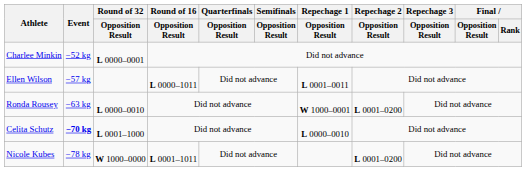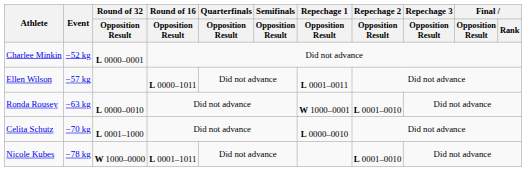(378, 110) L 0001–0200 -> (378, 110) L 0001–0010
(78, 129) bold -> (78, 129) normal
(378, 159) L 0001–0200 -> (378, 159) L 0001–0010
